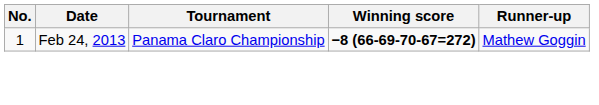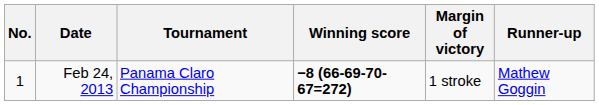+ column: (460, 33)
